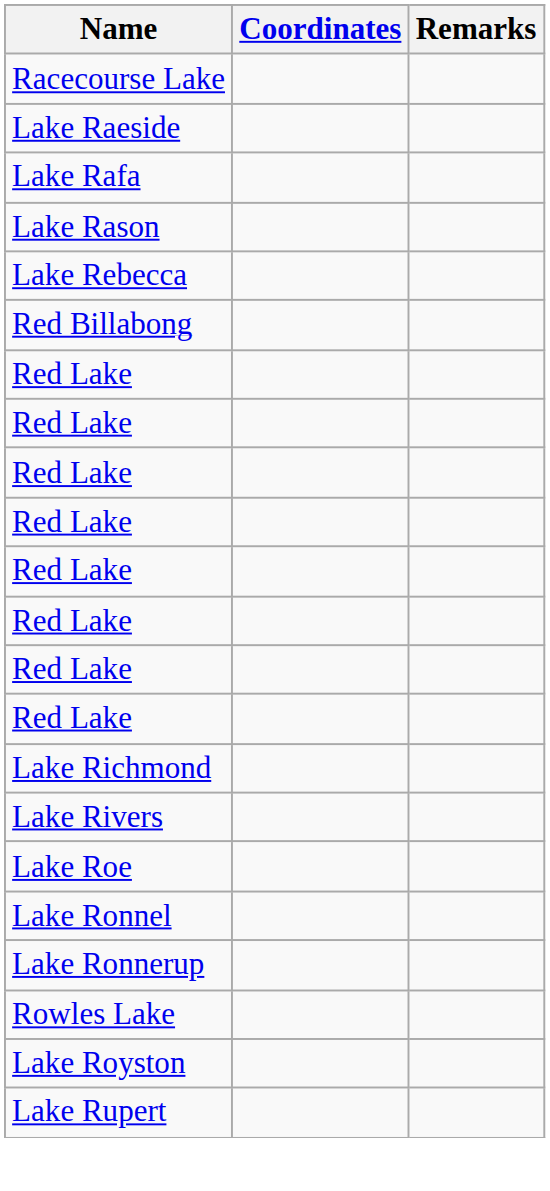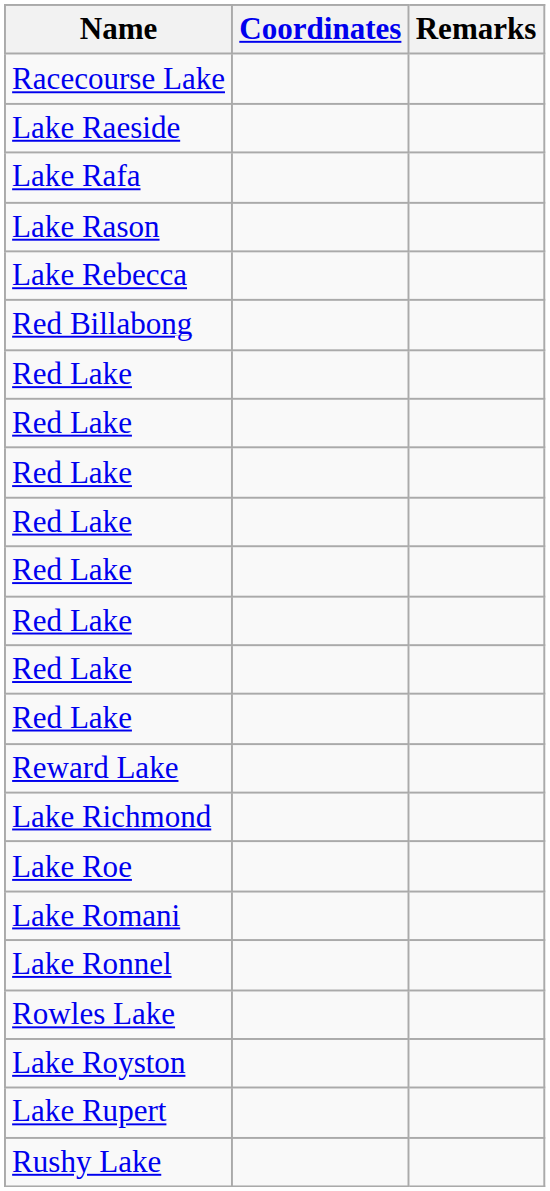+ row: (95, 767)
- row: (88, 816)
+ row: (96, 915)
- row: (108, 964)
+ row: (87, 1161)
